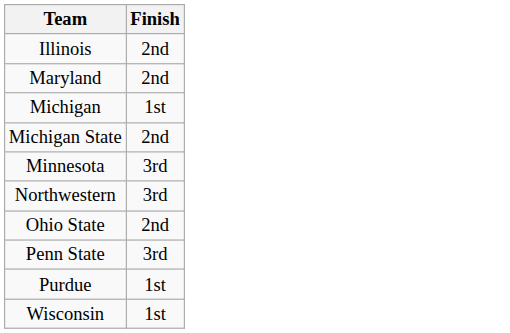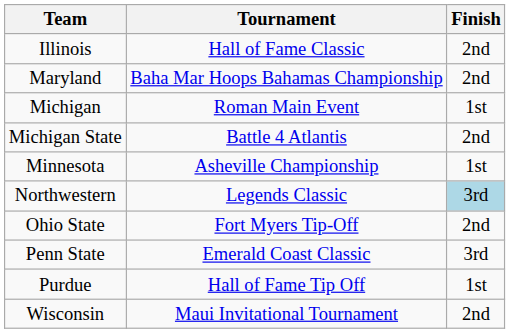+ column: (286, 19)
(155, 166) 3rd -> (476, 166) 1st
(155, 195) no background -> (476, 195) lightblue background
(155, 313) 1st -> (476, 313) 2nd
